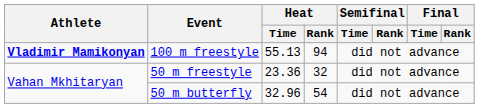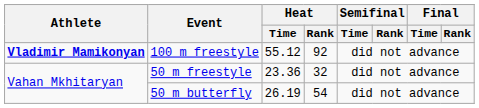(283, 53) 55.13 -> (283, 53) 55.12
(320, 53) 94 -> (320, 53) 92
(283, 93) 32.96 -> (283, 93) 26.19
